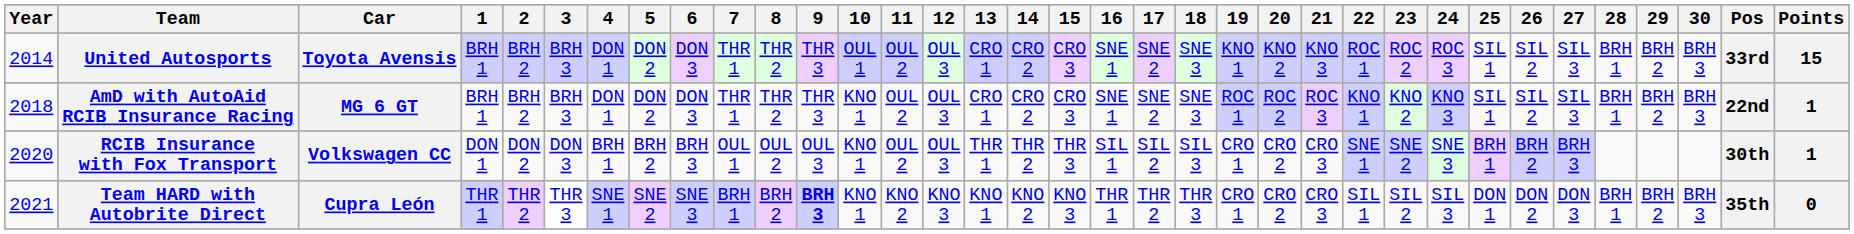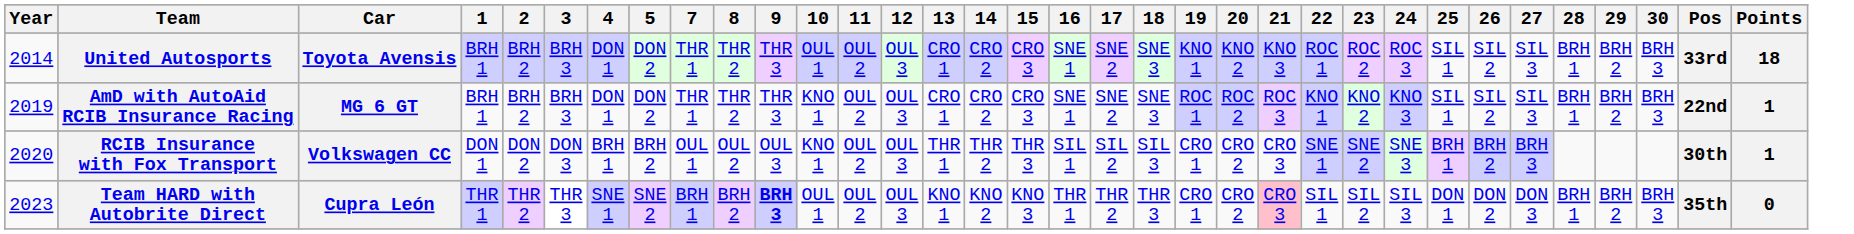- column: (692, 19)
(1811, 58) 15 -> (1769, 58) 18
(31, 107) 2018 -> (31, 107) 2019
(31, 205) 2021 -> (31, 205) 2023
(860, 205) KNO 1 -> (818, 205) OUL 1
(902, 205) KNO 2 -> (860, 205) OUL 2
(944, 205) KNO 3 -> (902, 205) OUL 3
(1322, 205) no background -> (1280, 205) pink background
